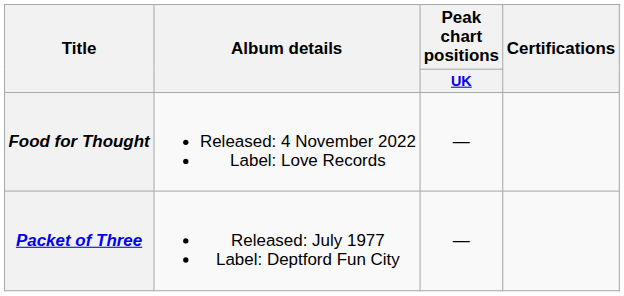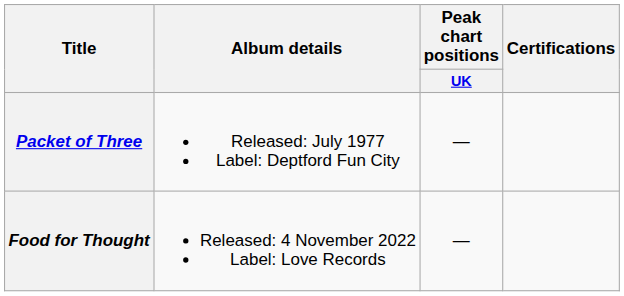rows swapped: (79, 240) <-> (79, 141)
